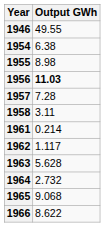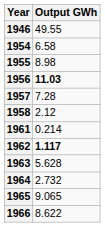(45, 46) 6.38 -> (45, 46) 6.58
(45, 113) 3.11 -> (45, 113) 2.12
(48, 146) normal -> (48, 146) bold
(48, 197) 9.068 -> (48, 197) 9.065
